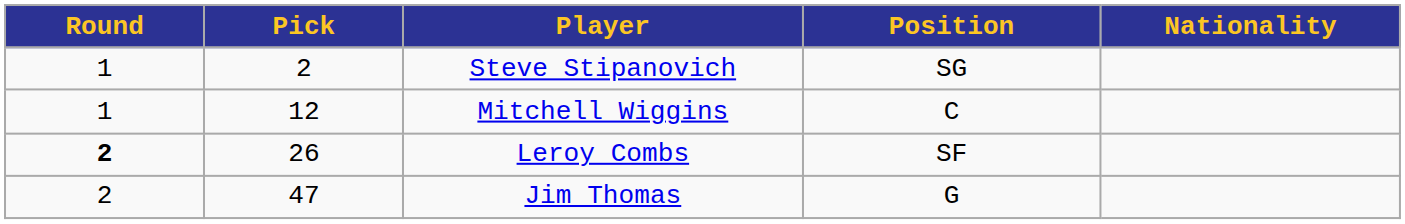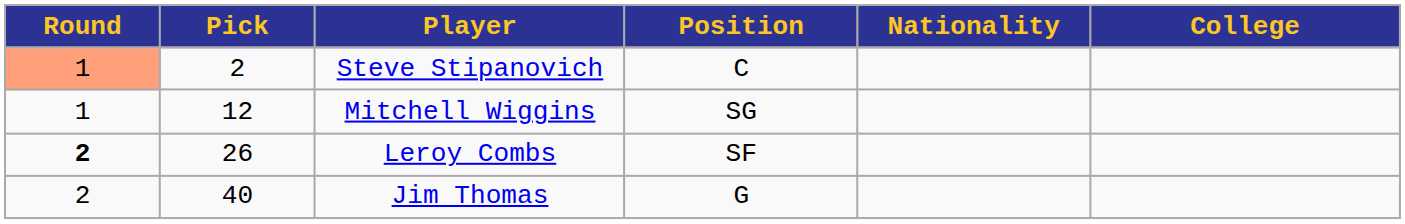+ column: (1245, 26)
(105, 69) no background -> (82, 69) lightsalmon background
(952, 69) SG -> (741, 69) C
(952, 111) C -> (741, 111) SG
(304, 197) 47 -> (237, 197) 40
